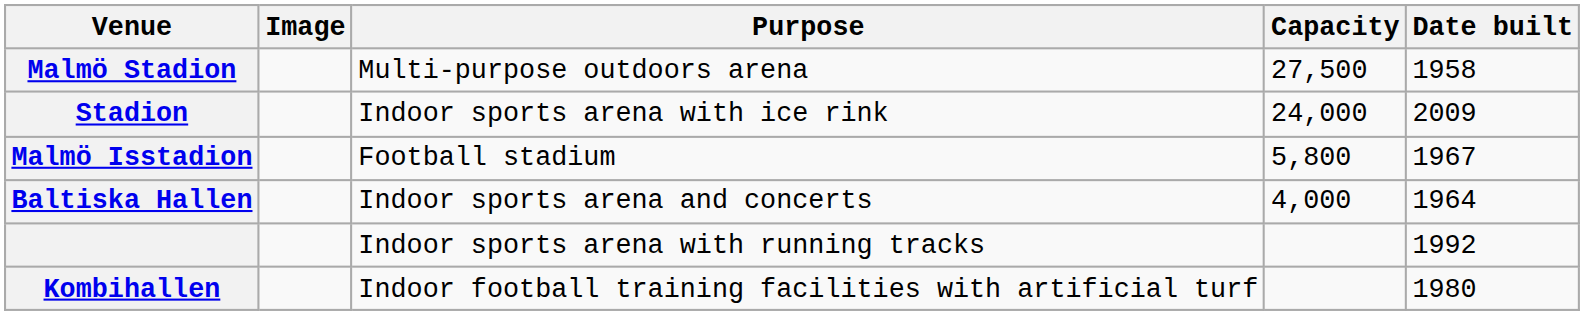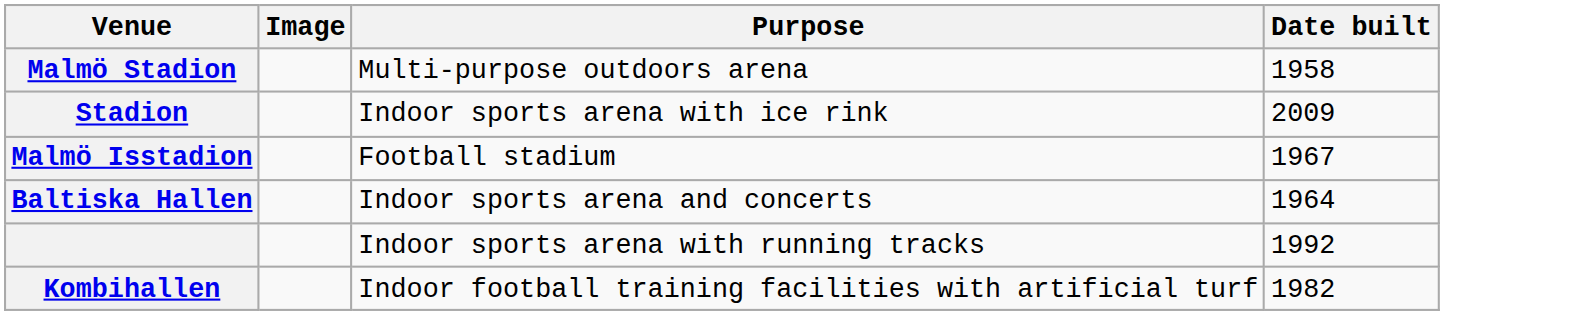- column: (1335, 27)
(1445, 289) 1980 -> (1303, 289) 1982
